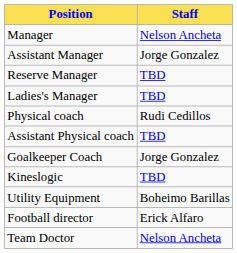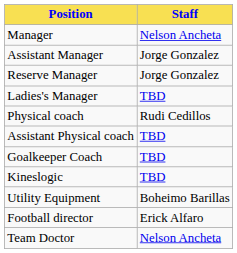(153, 75) TBD -> (179, 75) Jorge Gonzalez
(179, 156) Jorge Gonzalez -> (153, 156) TBD
